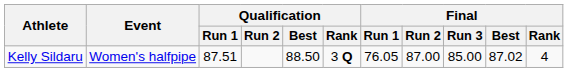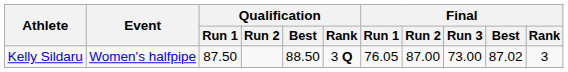(220, 57) 87.51 -> (220, 57) 87.50
(465, 57) 85.00 -> (465, 57) 73.00
(545, 57) 4 -> (545, 57) 3
